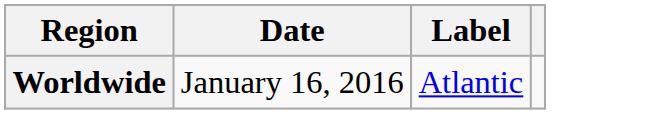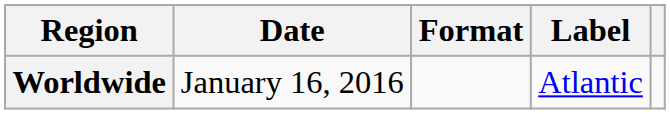+ column: (471, 30)
